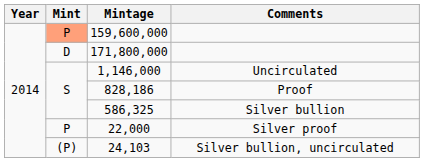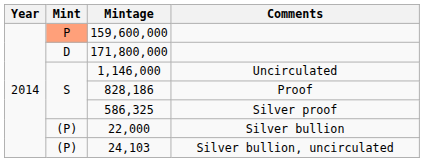(295, 109) Silver bullion -> (295, 109) Silver proof
(67, 128) P -> (67, 128) (P)
(295, 128) Silver proof -> (295, 128) Silver bullion
